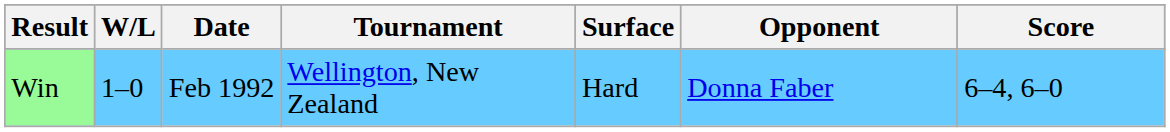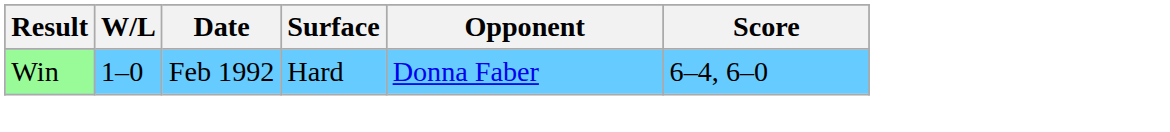- column: (428, 26)
